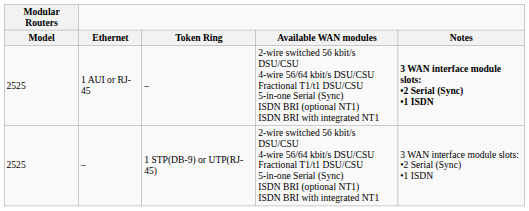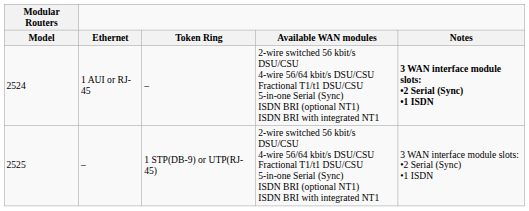(16, 85) 2525 -> (16, 85) 2524
